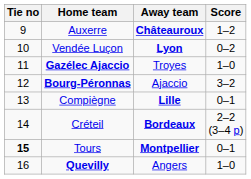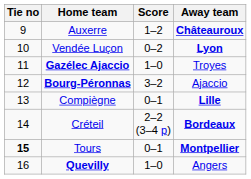columns swapped: (226, 13) <-> (170, 13)
